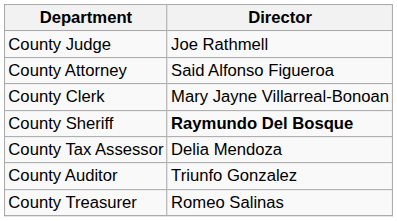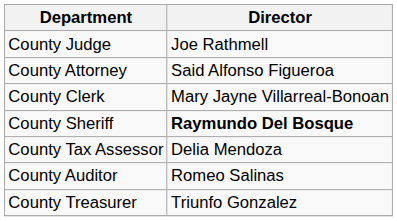(234, 176) Triunfo Gonzalez -> (228, 176) Romeo Salinas
(228, 202) Romeo Salinas -> (234, 202) Triunfo Gonzalez
